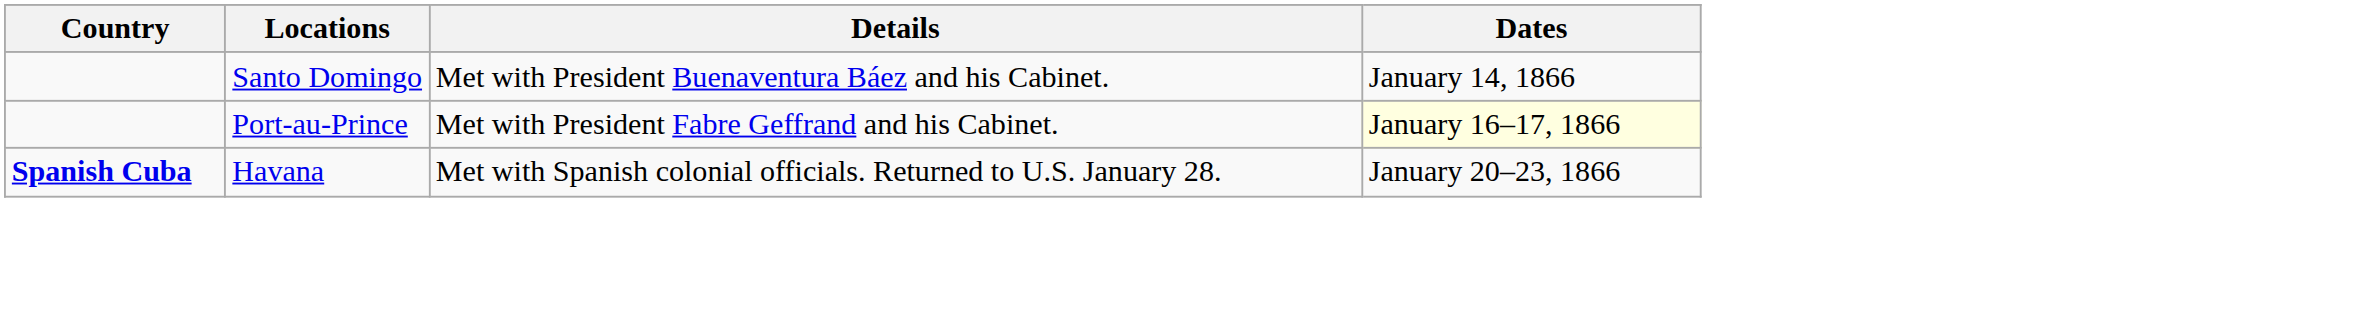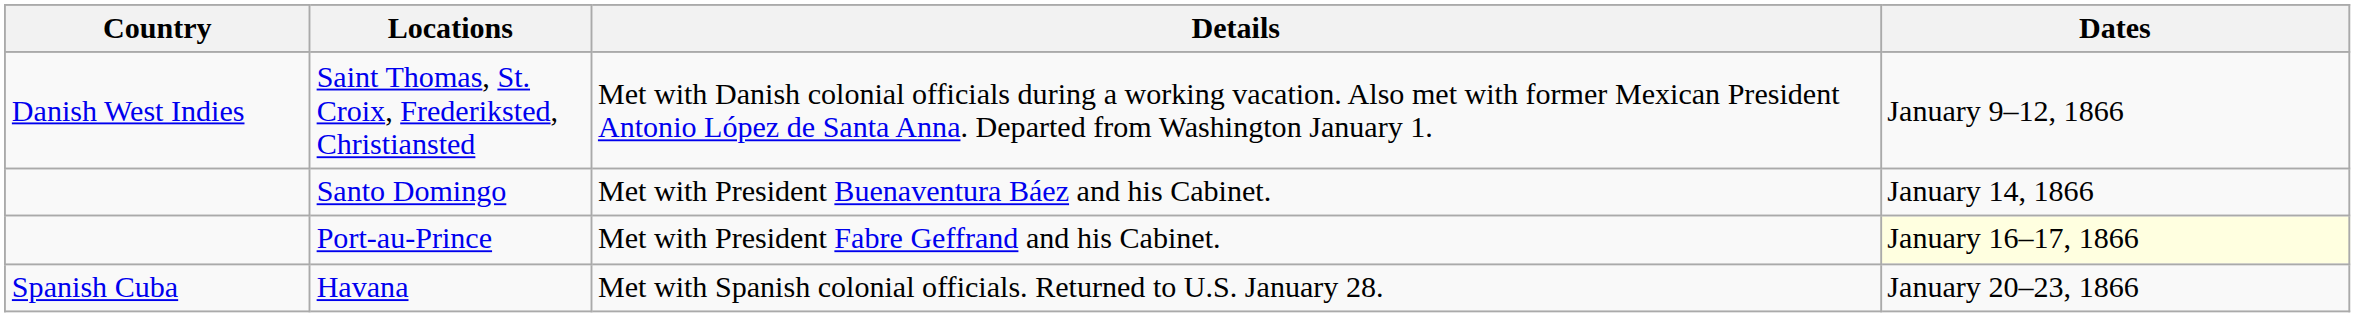+ row: (437, 109)
(102, 171) bold -> (95, 286) normal
